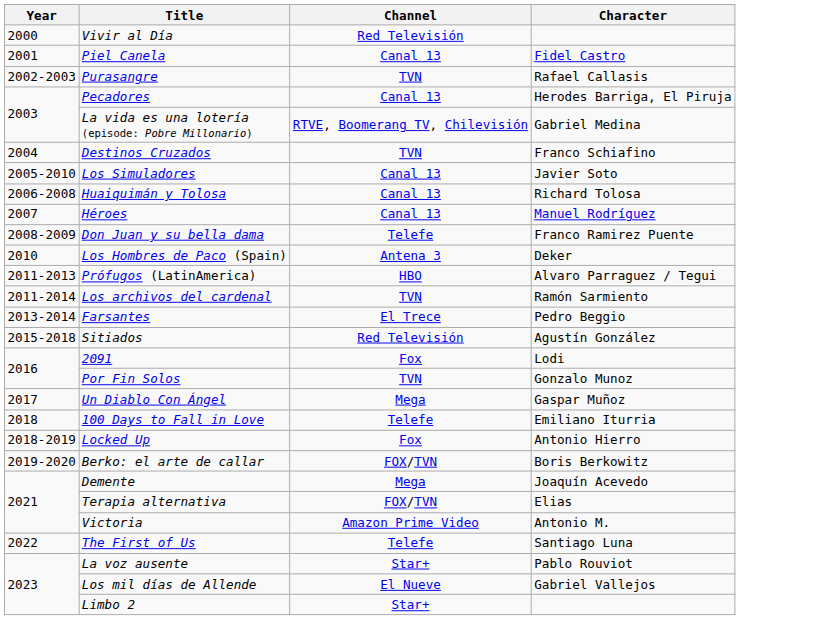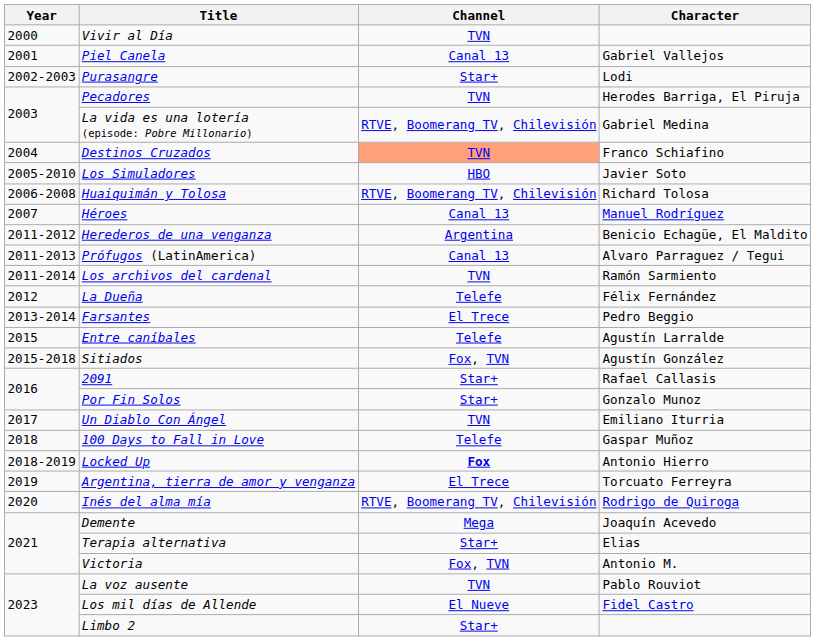(411, 35) Red Televisión -> (479, 35) TVN
(580, 56) Fidel Castro -> (663, 56) Gabriel Vallejos
(411, 76) TVN -> (479, 76) Star+
(591, 76) Rafael Callasis -> (618, 76) Lodi
(411, 97) Canal 13 -> (479, 97) TVN
(411, 153) no background -> (479, 153) lightsalmon background
(411, 173) Canal 13 -> (479, 173) HBO
(411, 194) Canal 13 -> (479, 194) RTVE, Boomerang TV, Chilevisión
- row: (173, 235)
- row: (184, 255)
+ row: (177, 235)
(411, 276) HBO -> (479, 255) Canal 13
+ row: (112, 296)
+ row: (139, 338)
(411, 338) Red Televisión -> (479, 358) Fox, TVN
(411, 358) Fox -> (479, 379) Star+
(549, 358) Lodi -> (659, 379) Rafael Callasis
(411, 379) TVN -> (479, 399) Star+
(411, 399) Mega -> (479, 420) TVN
(580, 399) Gaspar Muñoz -> (663, 420) Emiliano Iturria
(595, 420) Emiliano Iturria -> (648, 440) Gaspar Muñoz
(411, 440) normal -> (479, 461) bold
+ row: (218, 481)
- row: (173, 461)
+ row: (146, 502)
(411, 502) FOX/TVN -> (479, 543) Star+
(411, 523) Amazon Prime Video -> (479, 564) Fox, TVN
- row: (139, 543)
(411, 564) Star+ -> (479, 584) TVN
(595, 584) Gabriel Vallejos -> (648, 605) Fidel Castro
